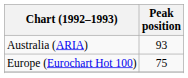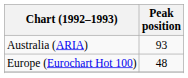(161, 63) 75 -> (161, 63) 48
